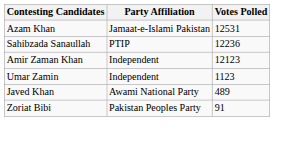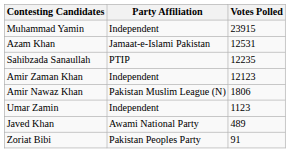+ row: (45, 28)
(227, 44) 12236 -> (243, 60) 12235
+ row: (45, 92)
